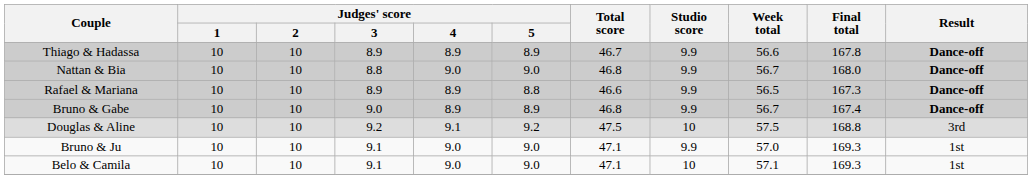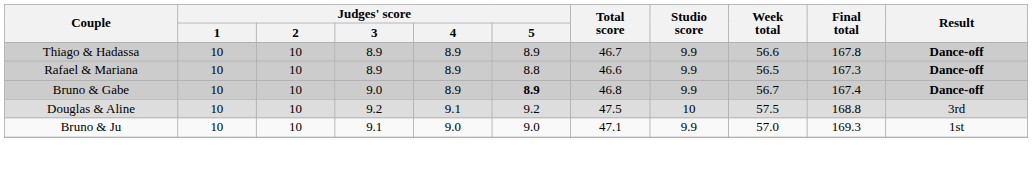- row: (91, 70)
(532, 108) normal -> (532, 89) bold
- row: (91, 165)
